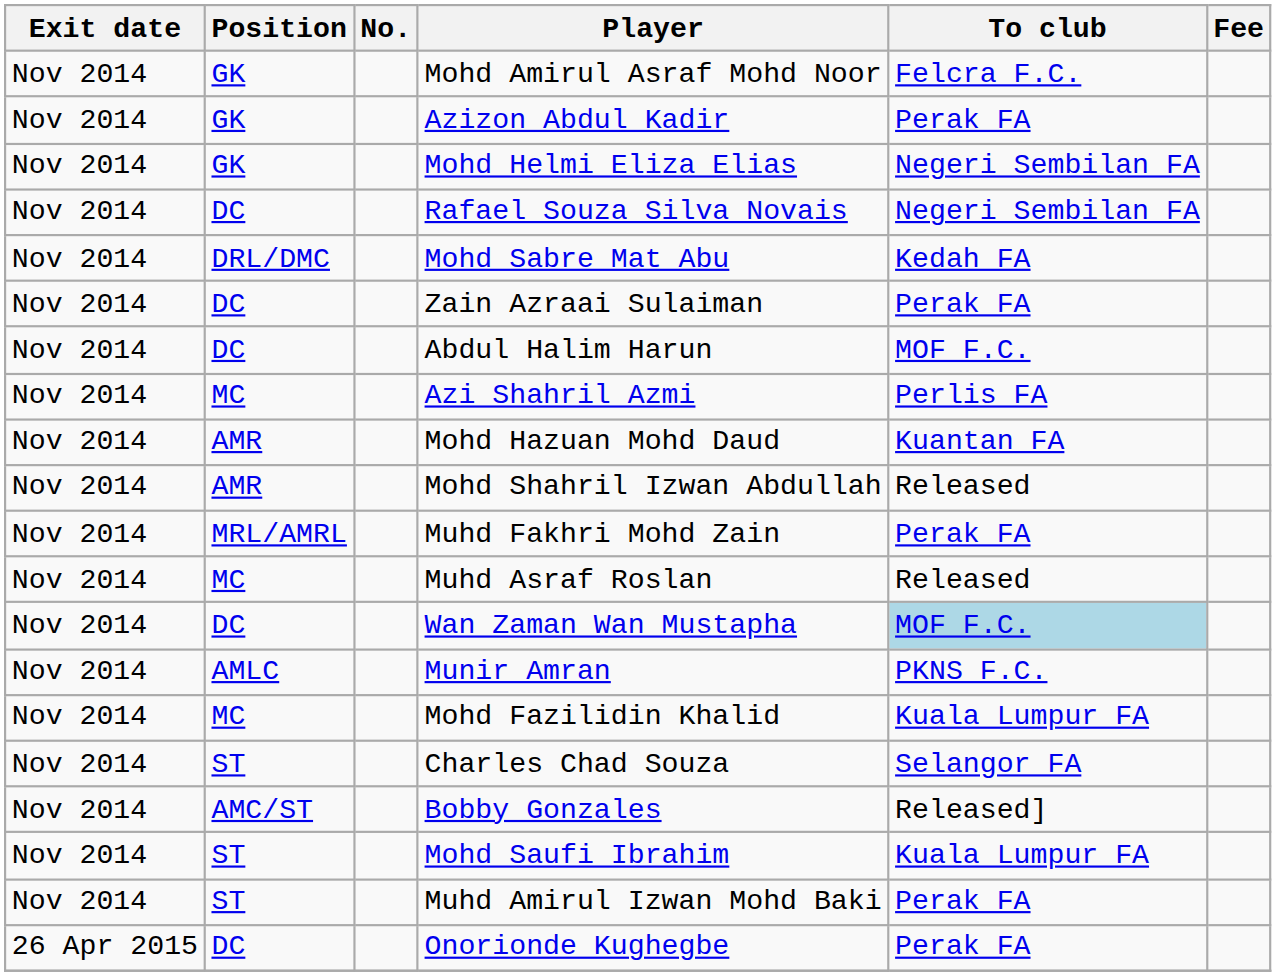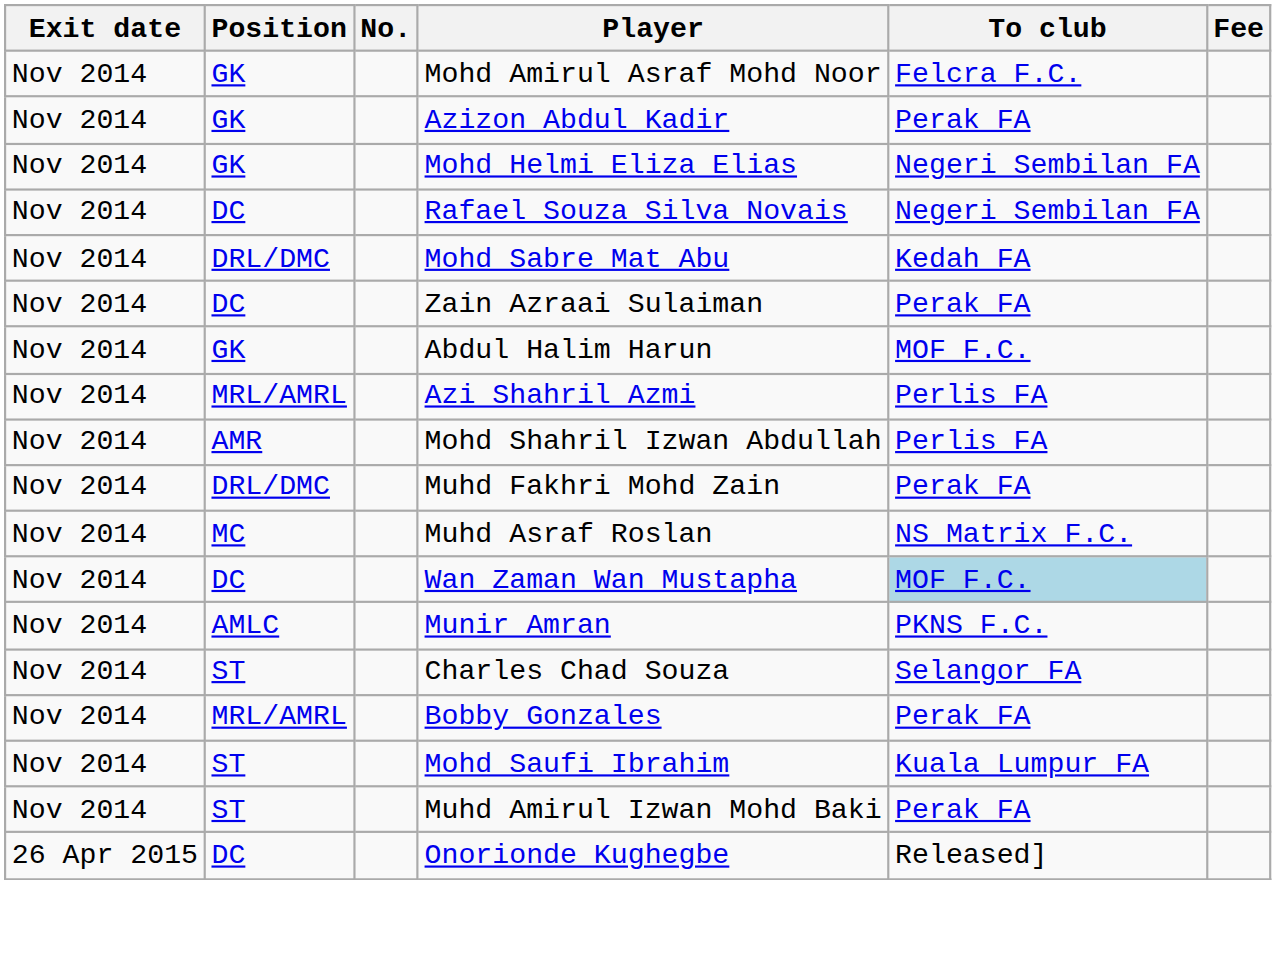(228, 350) DC -> (228, 350) GK
(228, 396) MC -> (279, 396) MRL/AMRL
- row: (602, 442)
(963, 488) Released -> (971, 442) Perlis FA
(279, 534) MRL/AMRL -> (271, 488) DRL/DMC
(963, 580) Released -> (1014, 534) NS Matrix F.C.
- row: (602, 718)
(262, 810) AMC/ST -> (279, 718) MRL/AMRL
(971, 810) Released] -> (963, 718) Perak FA
(963, 948) Perak FA -> (971, 856) Released]
